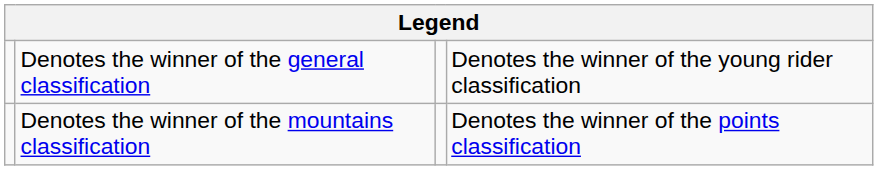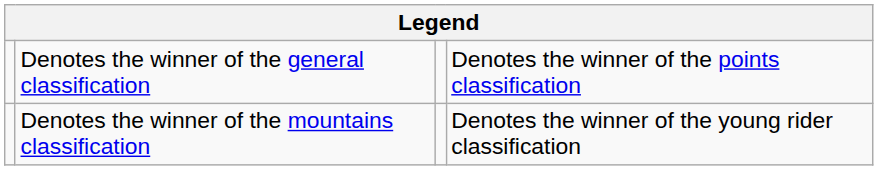(642, 71) Denotes the winner of the young rider classification -> (615, 71) Denotes the winner of the points classification
(615, 133) Denotes the winner of the points classification -> (642, 133) Denotes the winner of the young rider classification
